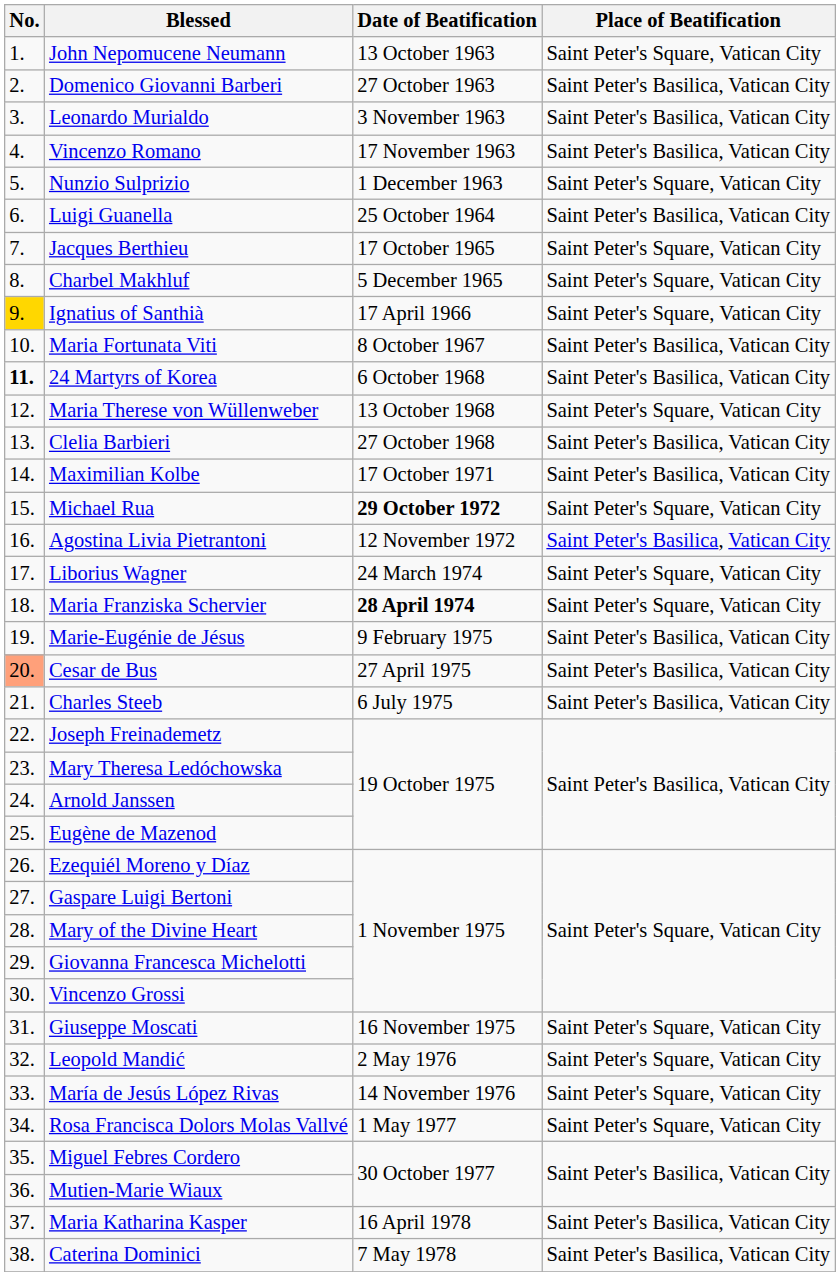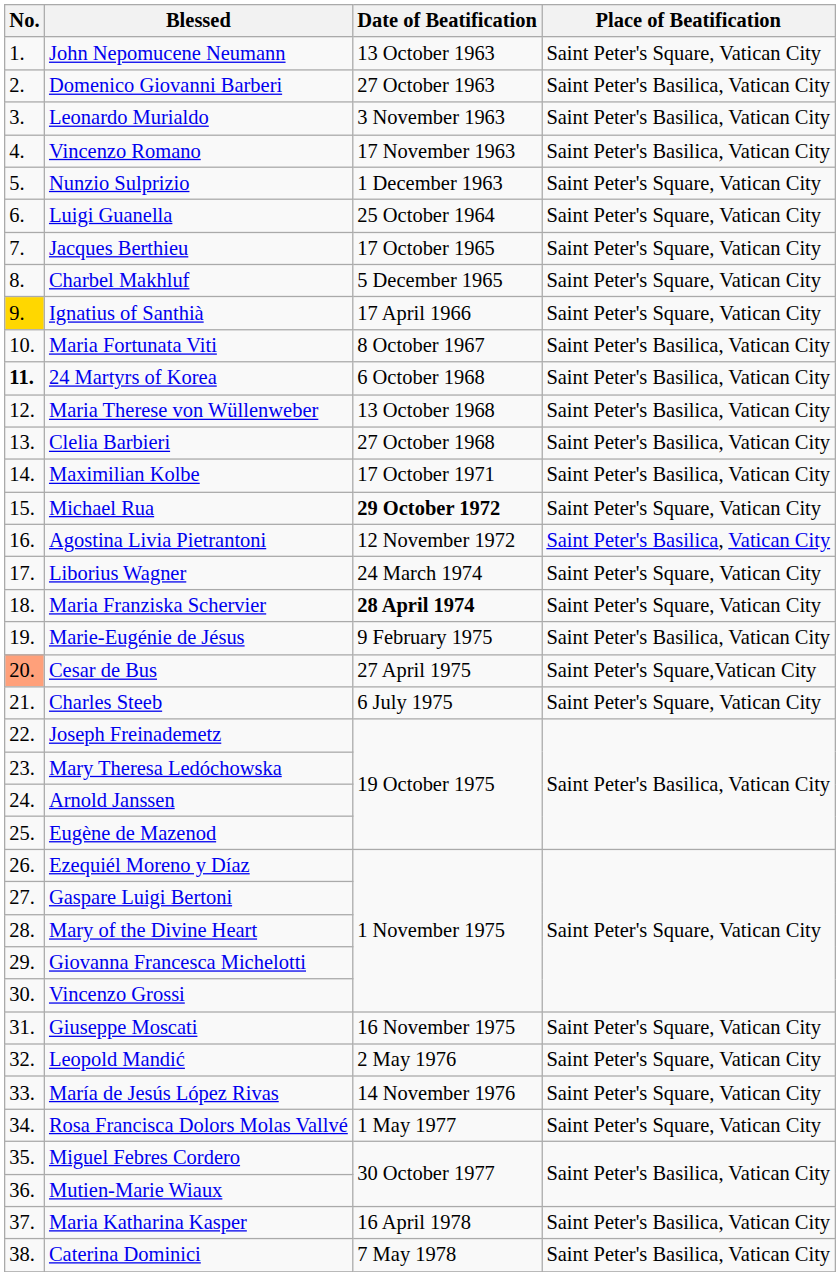(688, 215) Saint Peter's Basilica, Vatican City -> (684, 215) Saint Peter's Square, Vatican City
(684, 410) Saint Peter's Square, Vatican City -> (688, 410) Saint Peter's Basilica, Vatican City
(688, 670) Saint Peter's Basilica, Vatican City -> (681, 670) Saint Peter's Square,Vatican City
(688, 702) Saint Peter's Basilica, Vatican City -> (684, 702) Saint Peter's Square, Vatican City
